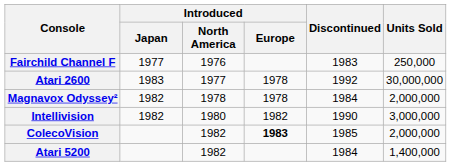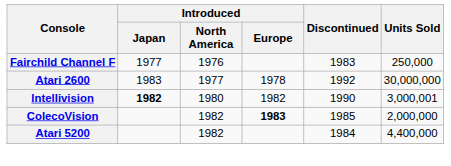- row: (63, 98)
(151, 116) normal -> (149, 98) bold
(415, 116) 3,000,000 -> (412, 98) 3,000,001
(415, 152) 1,400,000 -> (412, 134) 4,400,000
